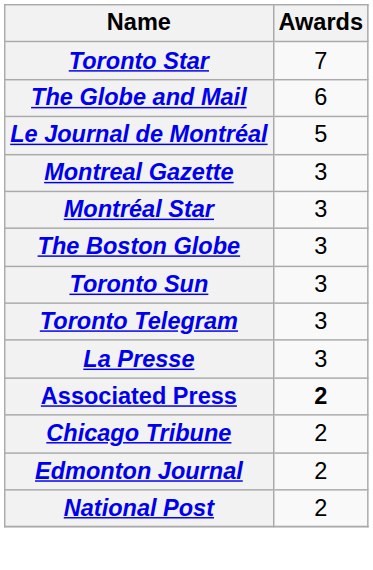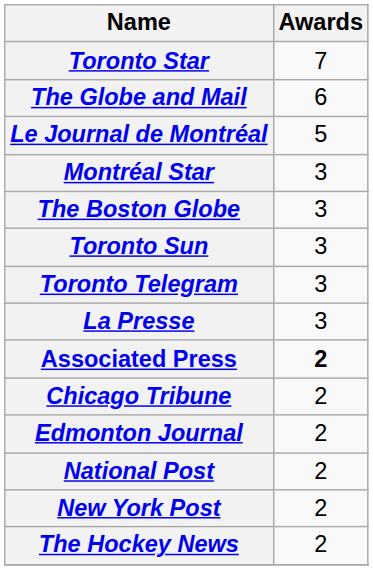- row: (139, 172)
+ row: (139, 508)
+ row: (139, 545)
